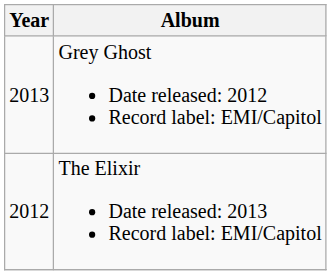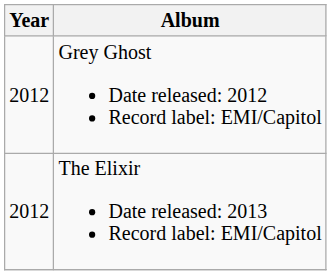(29, 94) 2013 -> (29, 94) 2012
